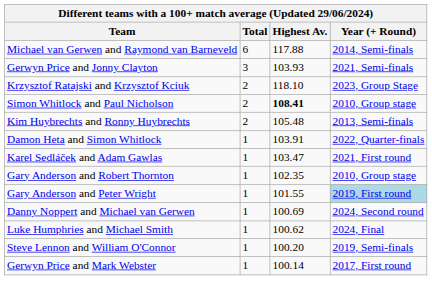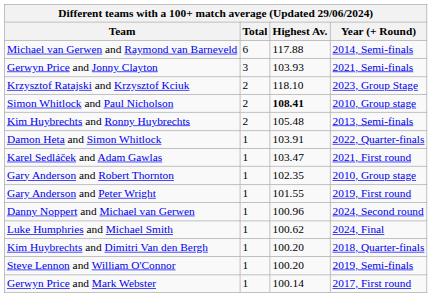(372, 193) lightblue background -> (372, 193) no background
(288, 211) 100.69 -> (288, 211) 100.96
+ row: (107, 247)
